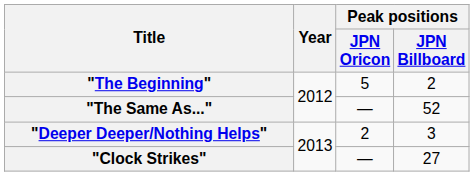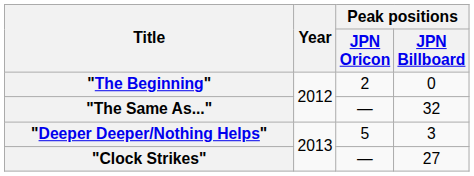(365, 84) 5 -> (365, 84) 2
(431, 84) 2 -> (431, 84) 0
(431, 109) 52 -> (431, 109) 32
(365, 134) 2 -> (365, 134) 5
